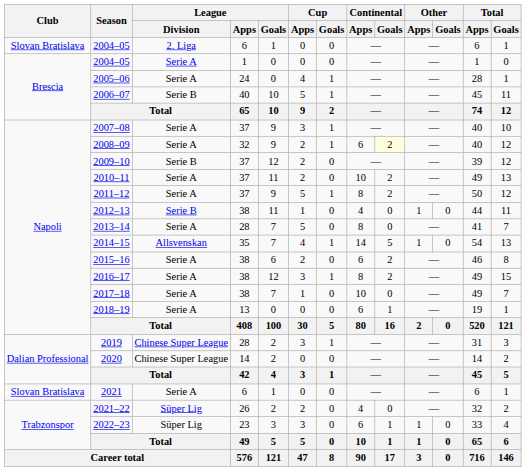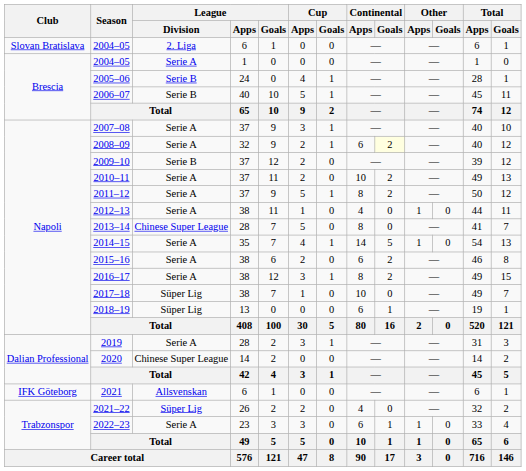(181, 78) Serie A -> (181, 78) Serie B
(181, 210) Serie B -> (181, 210) Serie A
(181, 227) Serie A -> (181, 227) Chinese Super League
(181, 243) Allsvenskan -> (181, 243) Serie A
(181, 293) Serie A -> (181, 293) Süper Lig
(181, 309) Serie A -> (181, 309) Süper Lig
(181, 342) Chinese Super League -> (181, 342) Serie A
(48, 392) Slovan Bratislava -> (48, 392) IFK Göteborg
(181, 392) Serie A -> (181, 392) Allsvenskan
(181, 425) Süper Lig -> (181, 425) Serie A
